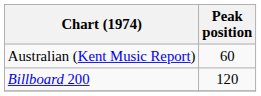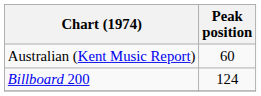(227, 79) 120 -> (227, 79) 124
